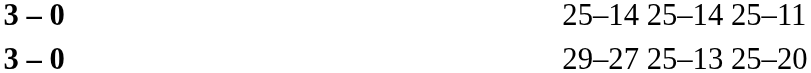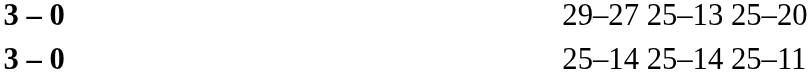rows swapped: (684, 14) <-> (685, 59)
